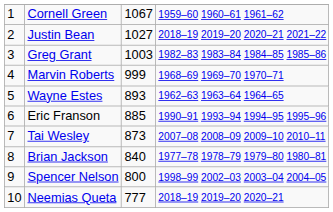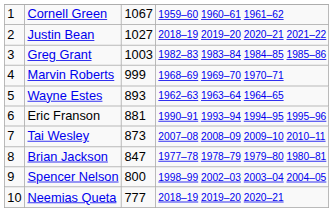(135, 116) 885 -> (135, 116) 881
(135, 156) 840 -> (135, 156) 847
